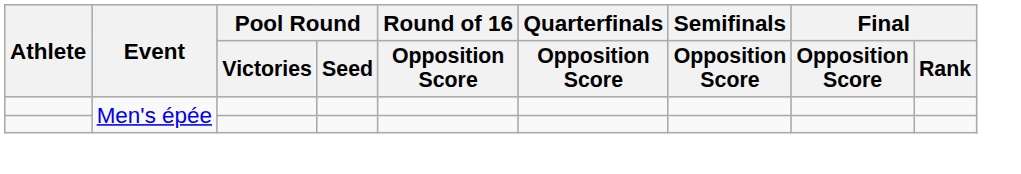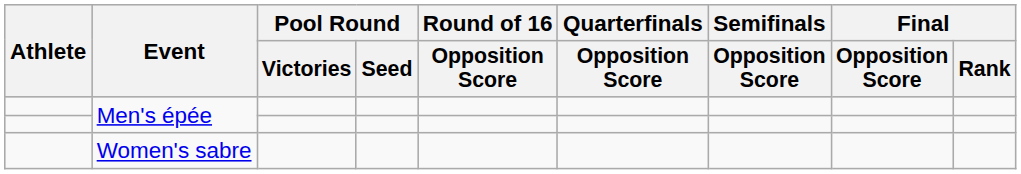+ row: (48, 151)
